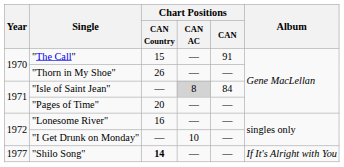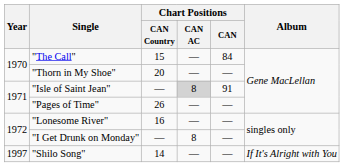(227, 56) 91 -> (227, 56) 84
(159, 72) 26 -> (159, 72) 20
(227, 89) 84 -> (227, 89) 91
(159, 105) 20 -> (159, 105) 26
(194, 137) 10 -> (194, 137) 8
(17, 154) 1977 -> (17, 154) 1997
(159, 154) bold -> (159, 154) normal
